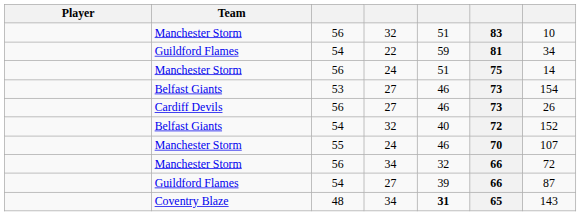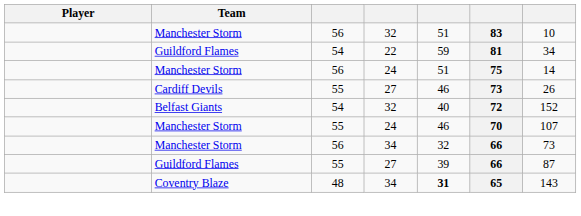- row: (188, 88)
(338, 107) 56 -> (338, 88) 55
(549, 164) 72 -> (549, 145) 73
(338, 182) 54 -> (338, 164) 55
